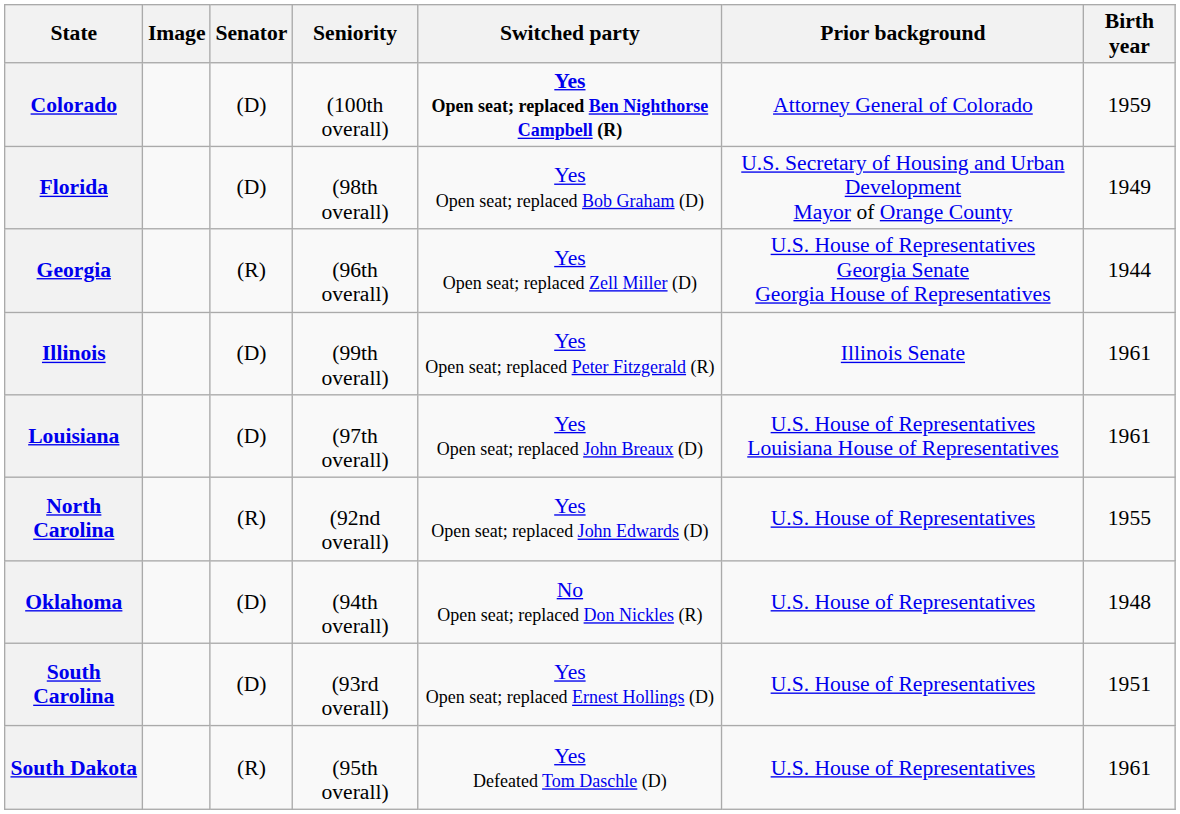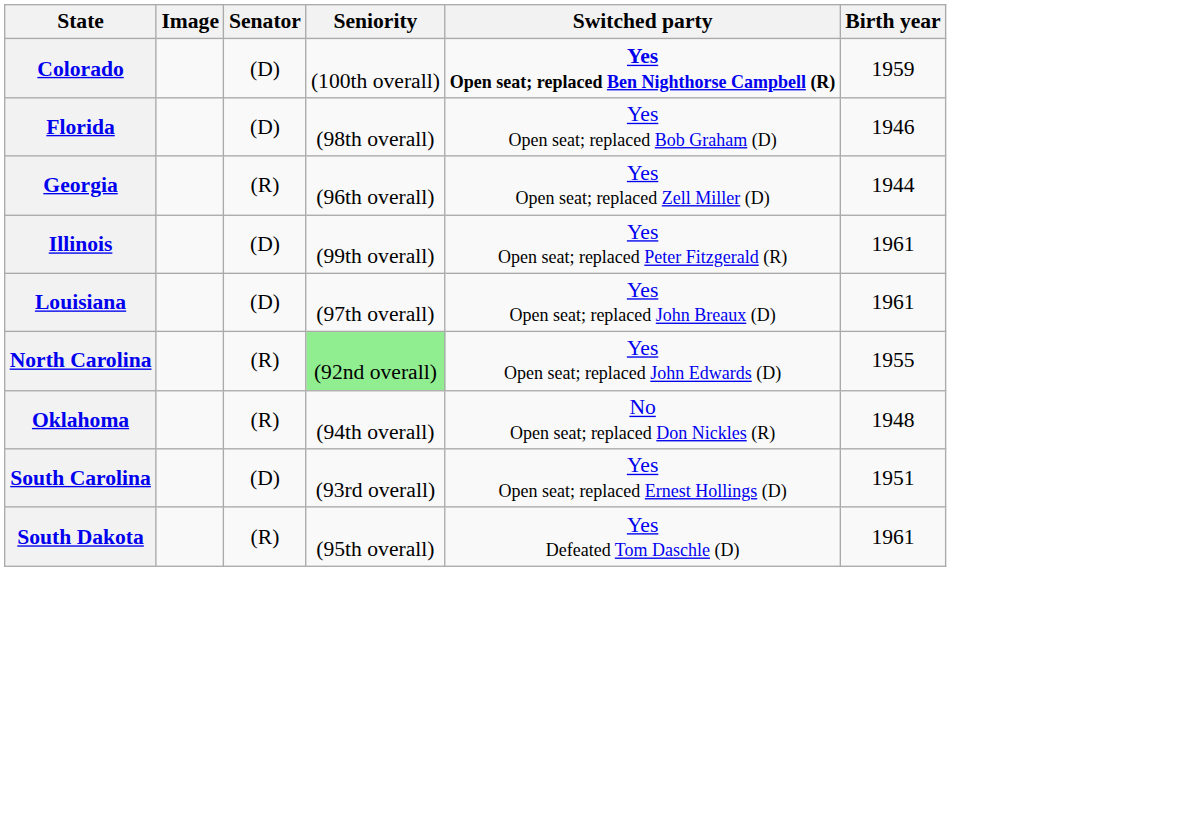- column: (903, 33)
(1129, 187) 1949 -> (893, 126) 1946
(355, 530) no background -> (375, 372) lightgreen background
(251, 601) (D) -> (265, 419) (R)
